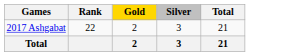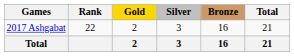+ column: (223, 12)
